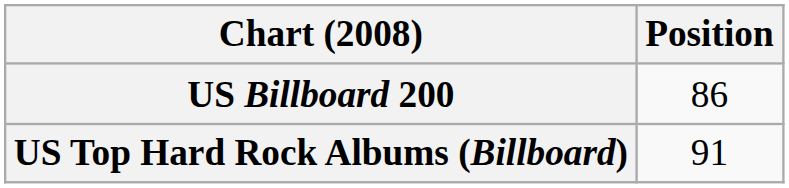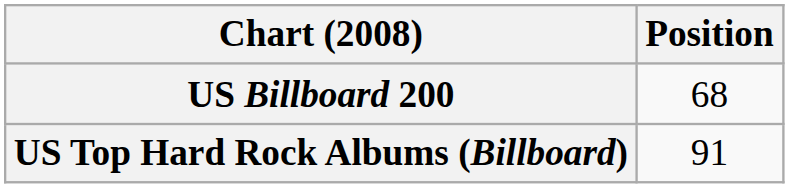(709, 93) 86 -> (709, 93) 68
